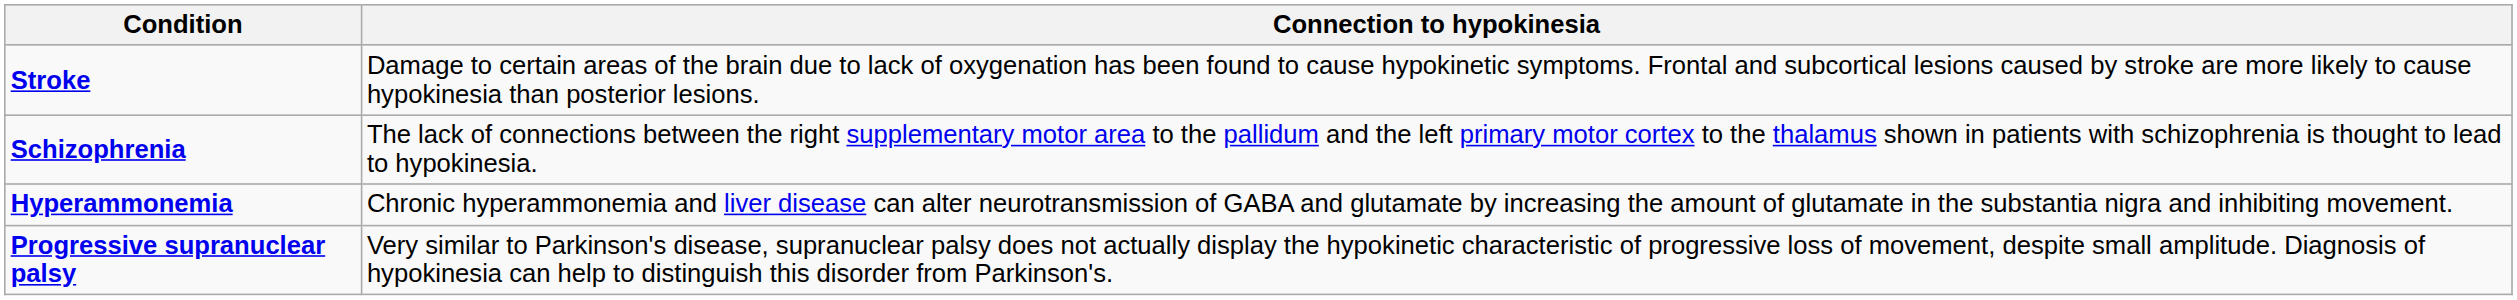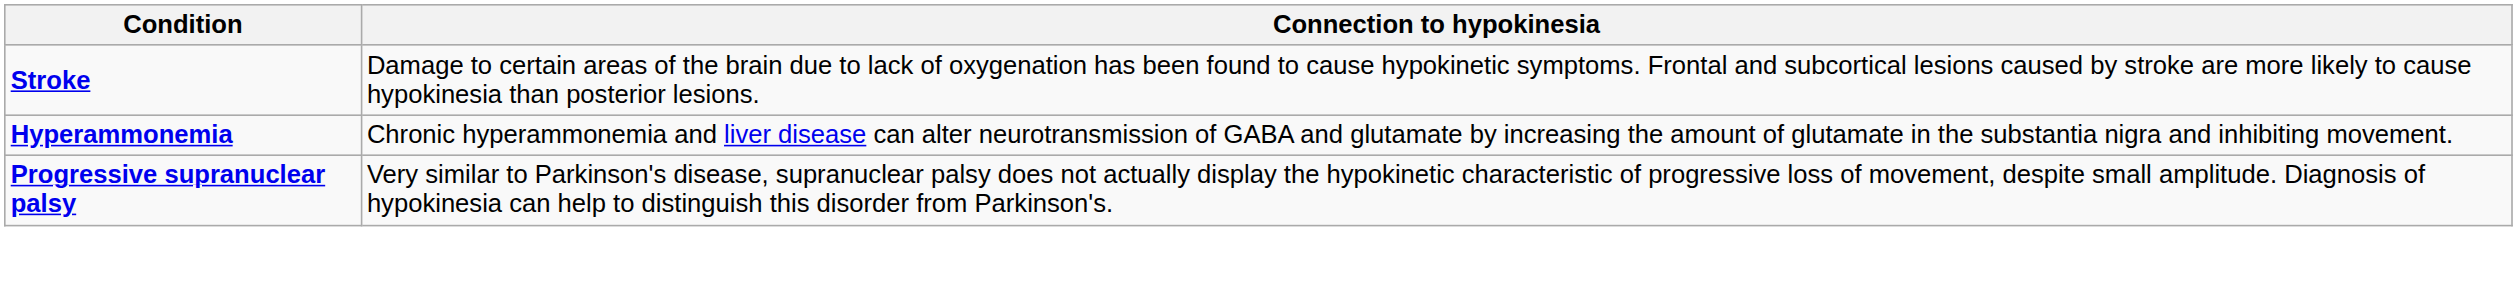- row: (98, 149)
